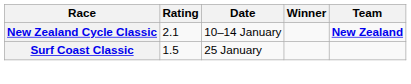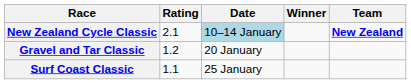(243, 32) no background -> (243, 32) lightblue background
+ row: (82, 50)
(171, 50) 1.5 -> (171, 69) 1.1
